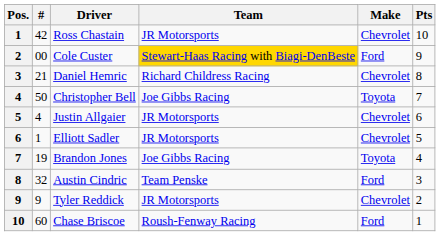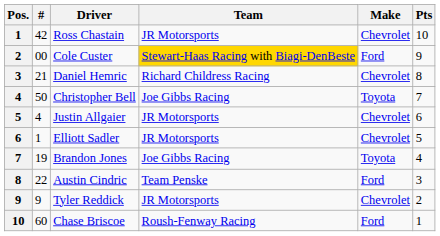(41, 179) 32 -> (41, 179) 22
